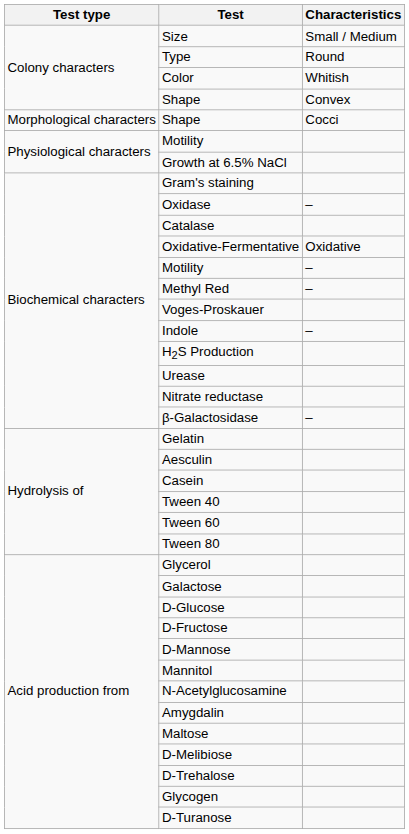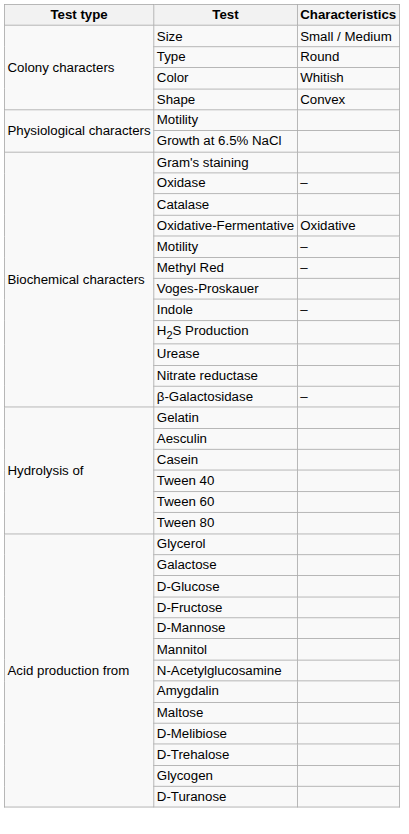- row: (181, 120)
